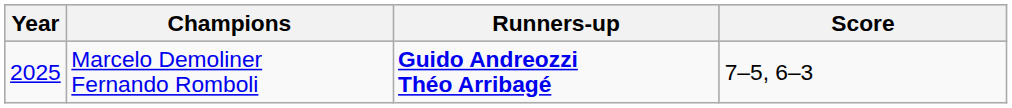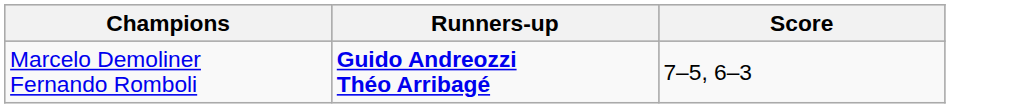- column: (35, 23)
